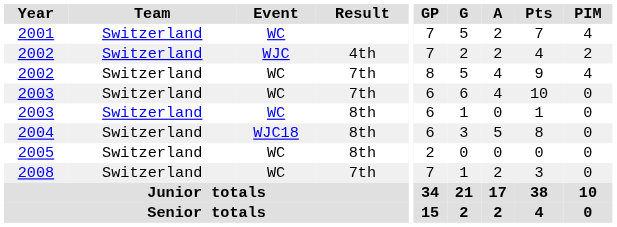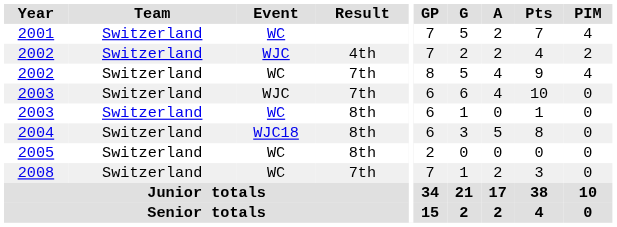(276, 94) WC -> (276, 94) WJC
